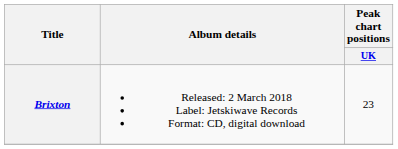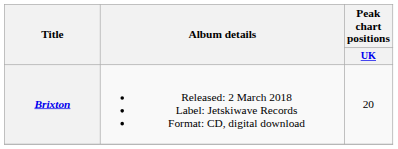(368, 104) 23 -> (368, 104) 20
